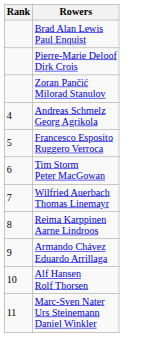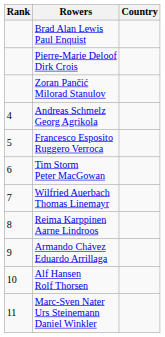+ column: (140, 12)
